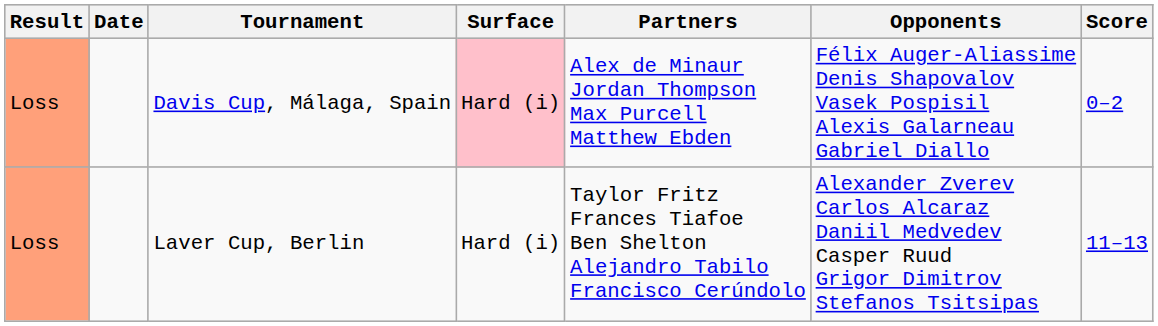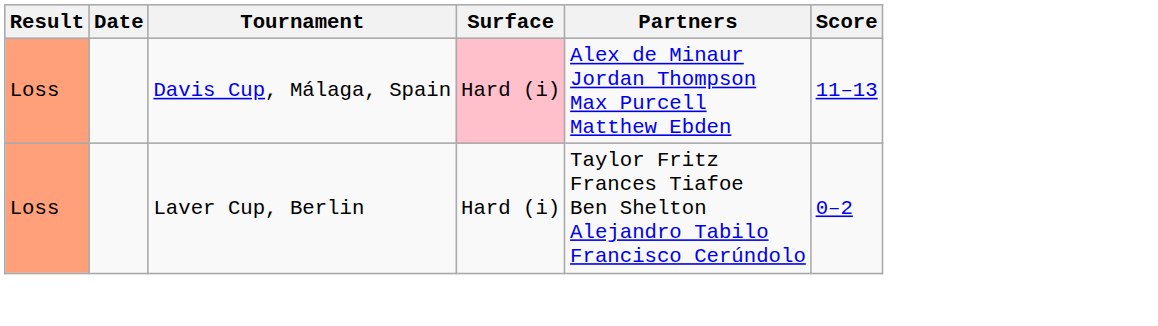- column: (946, 22)
(1105, 103) 0–2 -> (847, 91) 11–13
(1117, 244) 11–13 -> (834, 208) 0–2
